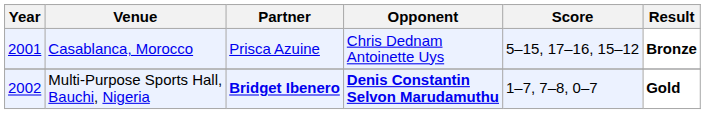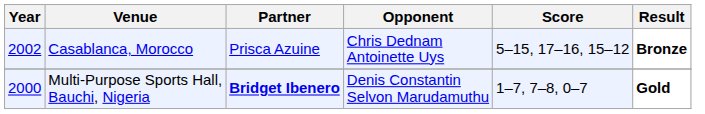(25, 49) 2001 -> (25, 49) 2002
(25, 89) 2002 -> (25, 89) 2000
(423, 89) bold -> (418, 89) normal
